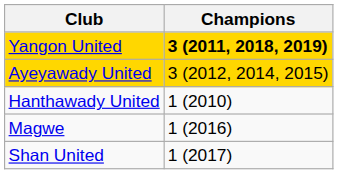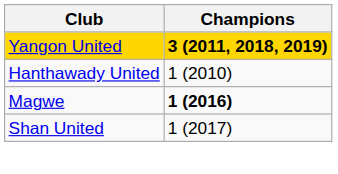- row: (80, 73)
(200, 128) normal -> (200, 101) bold
